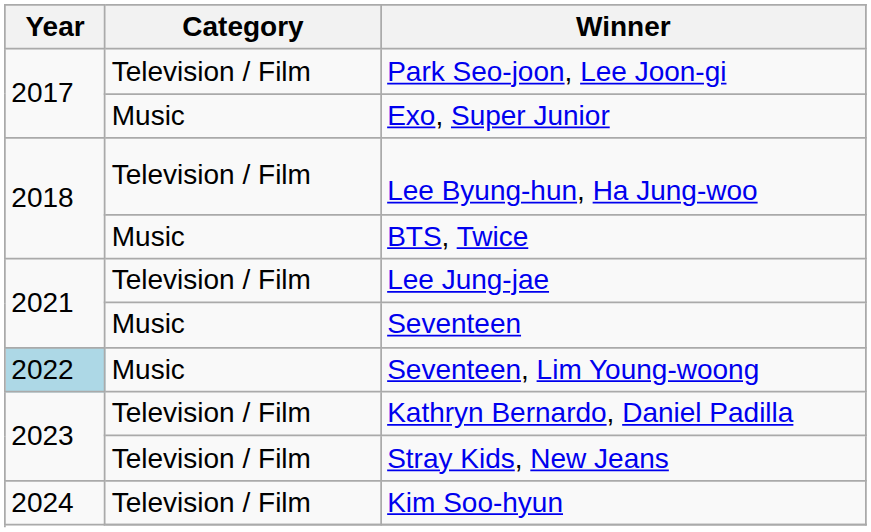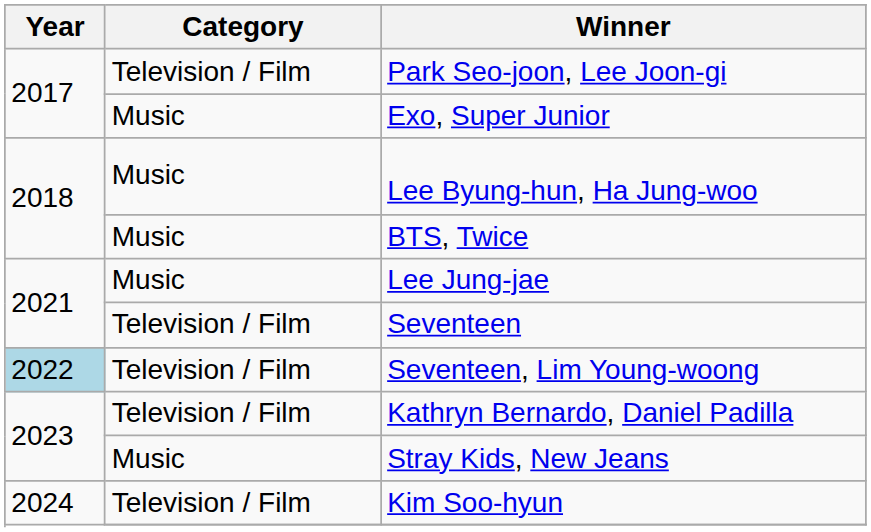(211, 175) Television / Film -> (148, 175) Music
(211, 280) Television / Film -> (148, 280) Music
(148, 324) Music -> (211, 324) Television / Film
(148, 369) Music -> (211, 369) Television / Film
(211, 457) Television / Film -> (148, 457) Music
